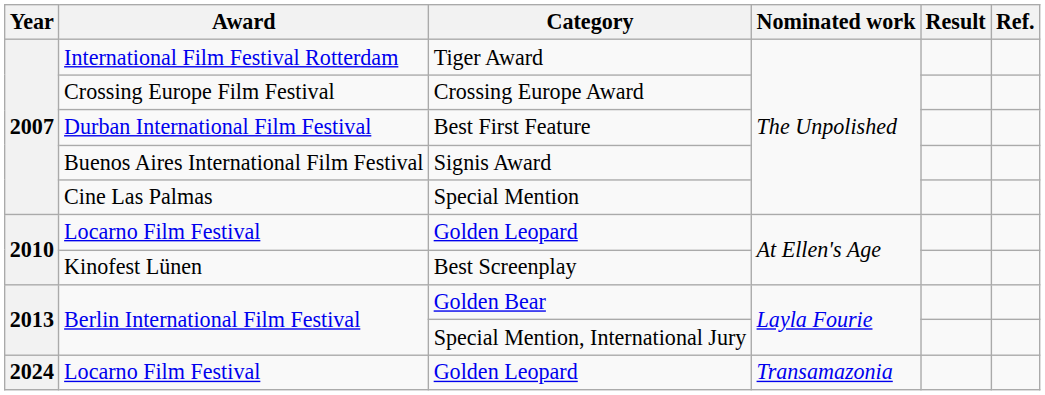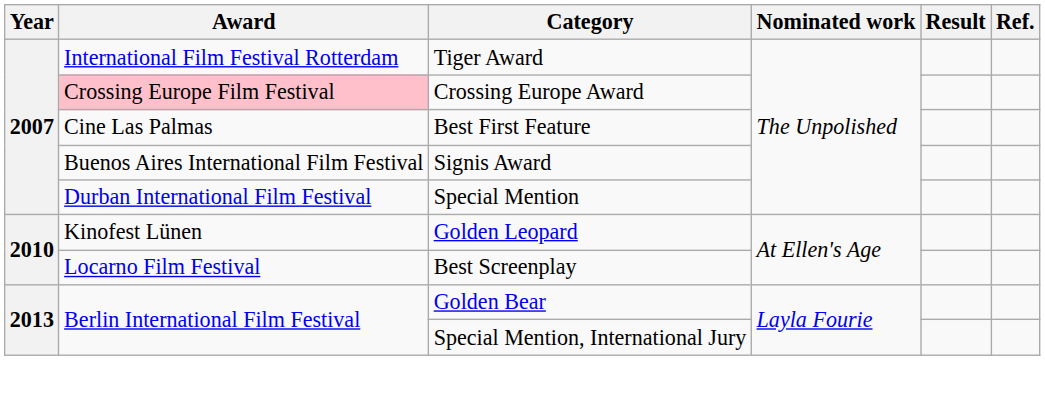(199, 92) no background -> (199, 92) pink background
(218, 127) Durban International Film Festival -> (138, 127) Cine Las Palmas
(138, 197) Cine Las Palmas -> (218, 197) Durban International Film Festival
(162, 232) Locarno Film Festival -> (133, 232) Kinofest Lünen
(133, 267) Kinofest Lünen -> (162, 267) Locarno Film Festival
- row: (32, 372)
